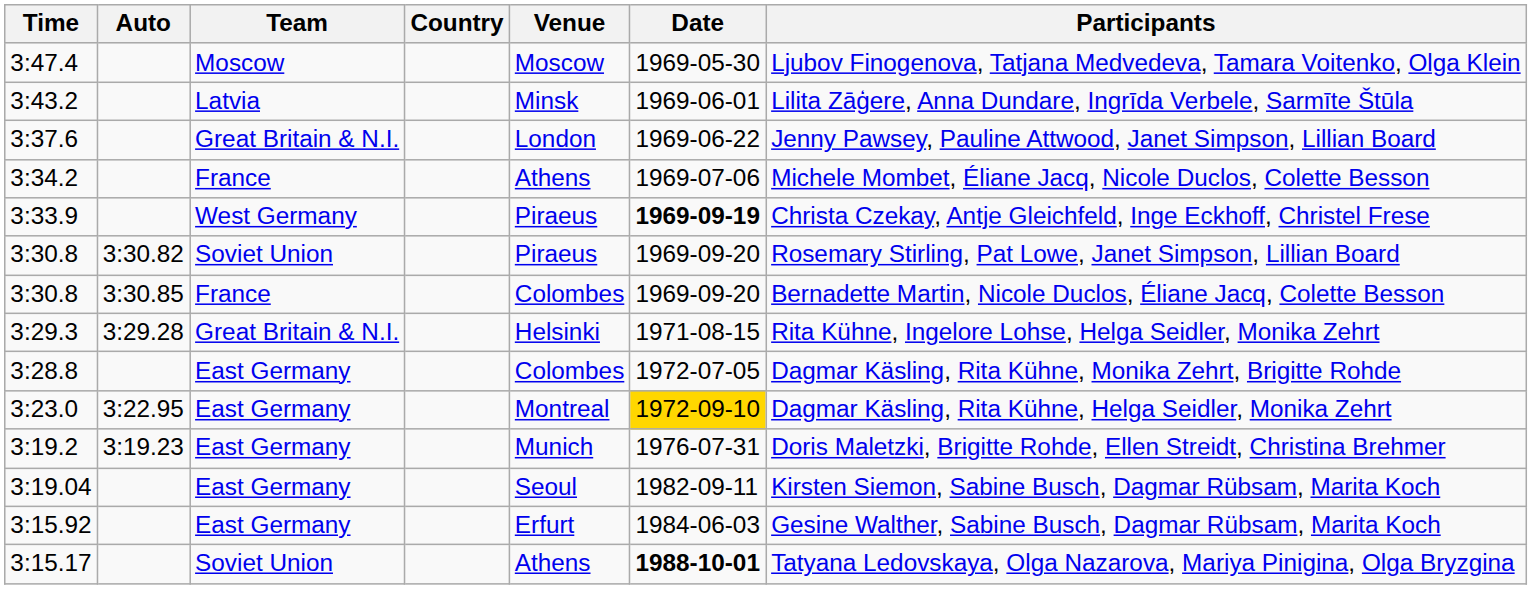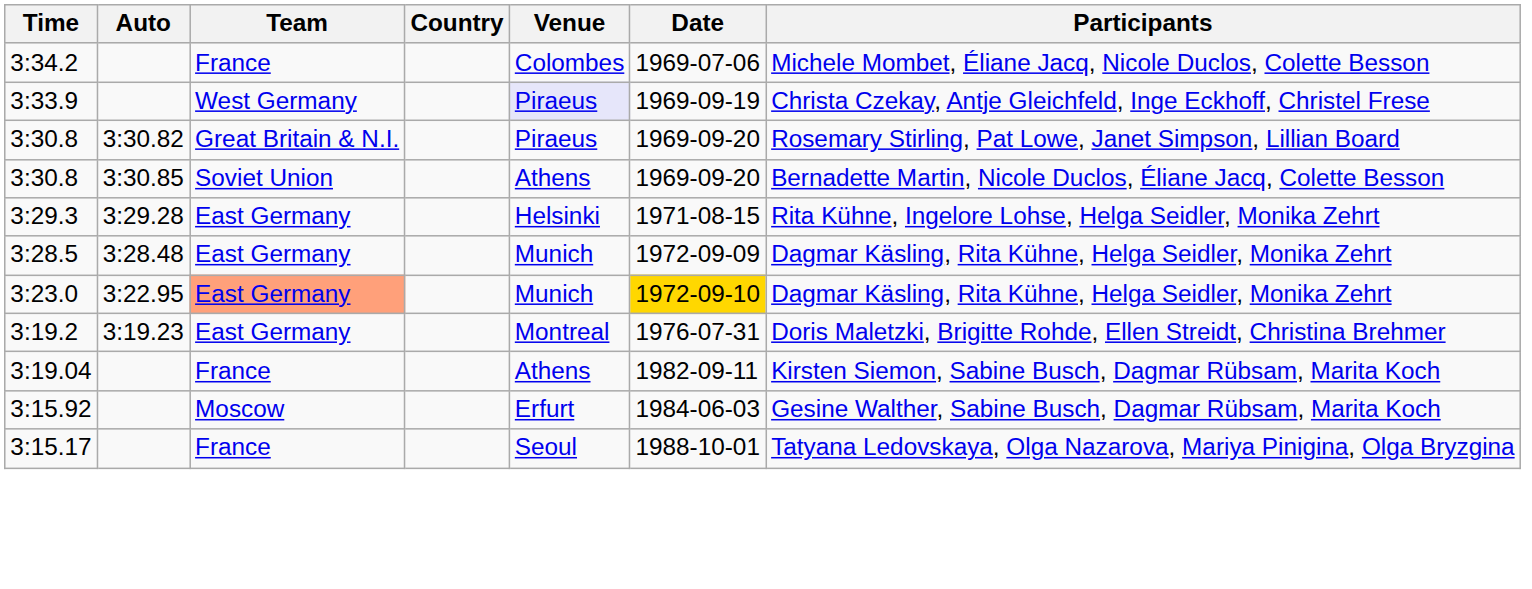- row: (44, 62)
- row: (44, 100)
- row: (44, 139)
(553, 178) Athens -> (570, 62) Colombes
(556, 216) no background -> (556, 100) lavender background
(698, 216) bold -> (698, 100) normal
(264, 255) Soviet Union -> (297, 139) Great Britain & N.I.
(233, 293) France -> (264, 178) Soviet Union
(570, 293) Colombes -> (553, 178) Athens
(297, 332) Great Britain & N.I. -> (273, 216) East Germany
- row: (44, 370)
+ row: (44, 255)
(273, 409) no background -> (273, 293) lightsalmon background
(562, 409) Montreal -> (554, 293) Munich
(554, 448) Munich -> (562, 332) Montreal
(273, 486) East Germany -> (233, 370) France
(546, 486) Seoul -> (553, 370) Athens
(273, 525) East Germany -> (240, 409) Moscow
(264, 563) Soviet Union -> (233, 448) France
(553, 563) Athens -> (546, 448) Seoul
(698, 563) bold -> (698, 448) normal
